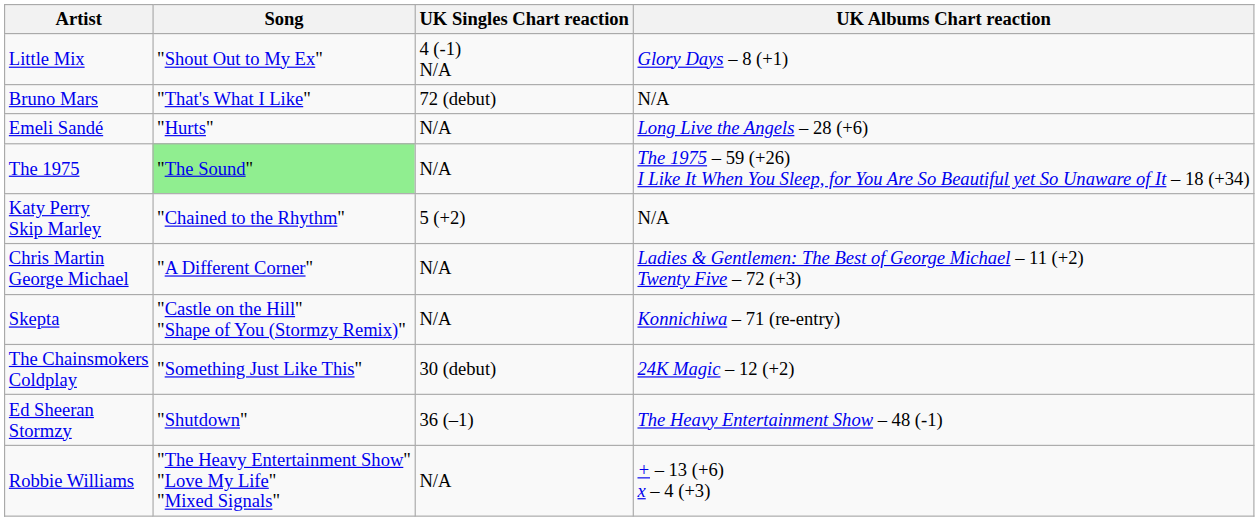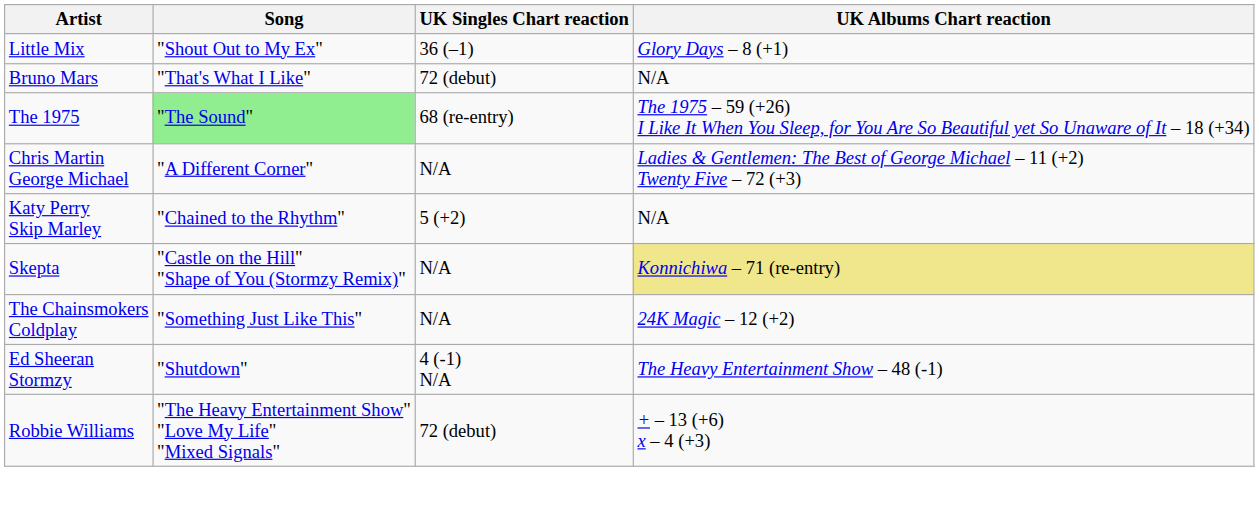(440, 59) 4 (-1) N/A -> (447, 48) 36 (–1)
- row: (56, 128)
(435, 168) N/A -> (467, 117) 68 (re-entry)
rows swapped: (69, 268) <-> (55, 218)
(739, 319) no background -> (739, 268) khaki background
(458, 369) 30 (debut) -> (435, 319) N/A
(447, 419) 36 (–1) -> (440, 369) 4 (-1) N/A
(435, 480) N/A -> (458, 430) 72 (debut)
